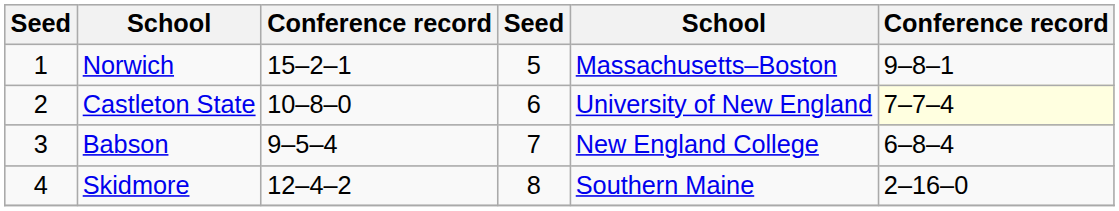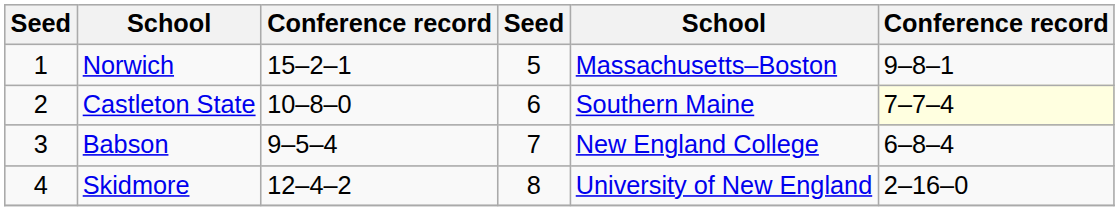(724, 104) University of New England -> (665, 104) Southern Maine
(665, 184) Southern Maine -> (724, 184) University of New England
